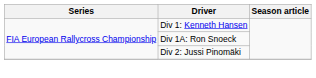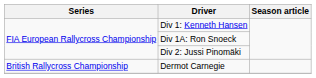+ row: (193, 66)
